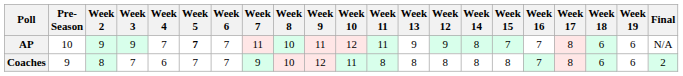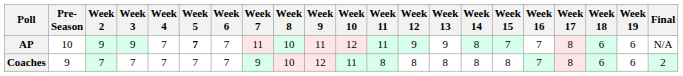columns swapped: (445, 20) <-> (414, 20)
(101, 62) 8 -> (101, 62) 7
(164, 62) 6 -> (164, 62) 7
